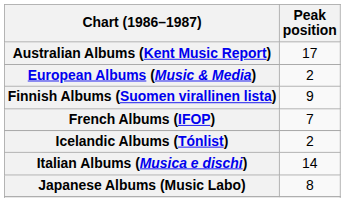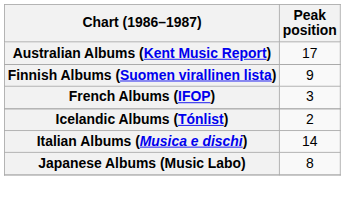- row: (142, 75)
(310, 119) 7 -> (310, 97) 3
